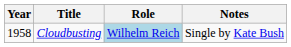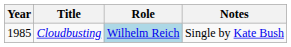(19, 33) 1958 -> (19, 33) 1985
